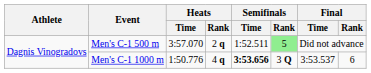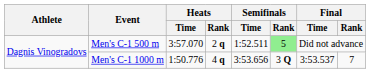(251, 60) bold -> (251, 60) normal
(352, 60) 6 -> (352, 60) 7
